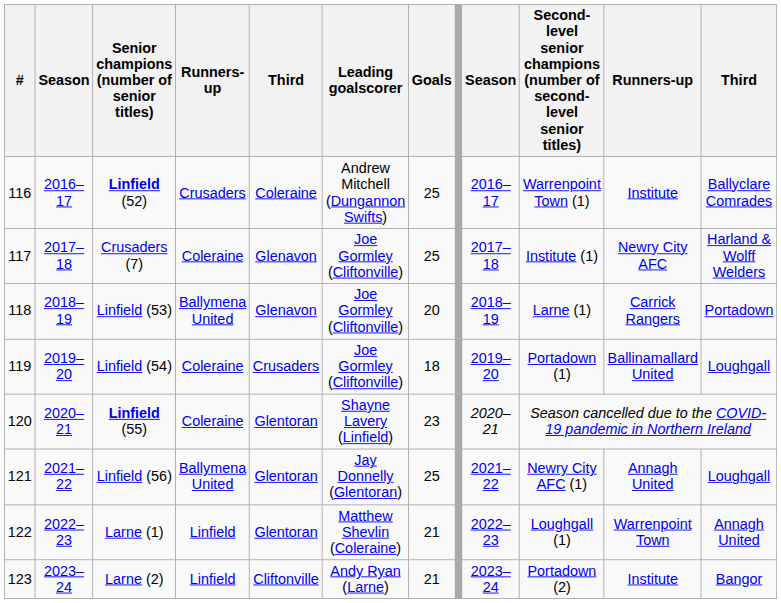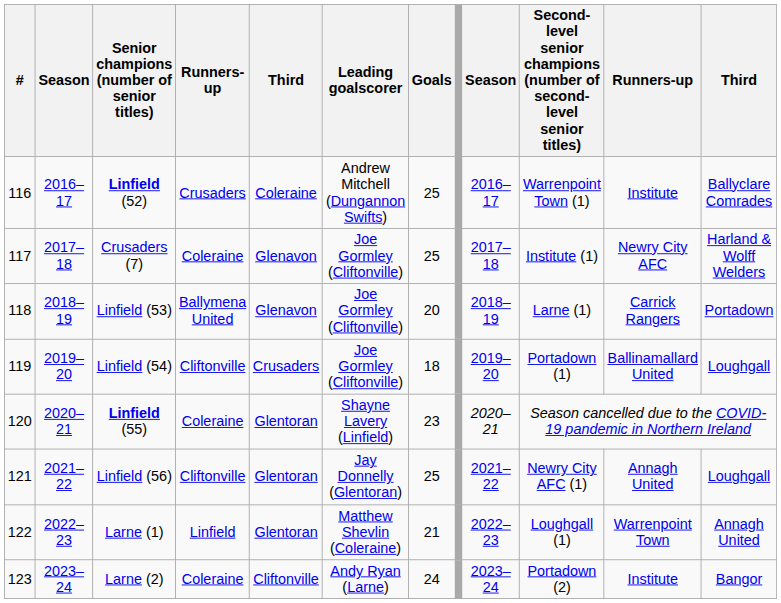(213, 366) Coleraine -> (213, 366) Cliftonville
(213, 476) Ballymena United -> (213, 476) Cliftonville
(213, 579) Linfield -> (213, 579) Coleraine
(432, 579) 21 -> (432, 579) 24
